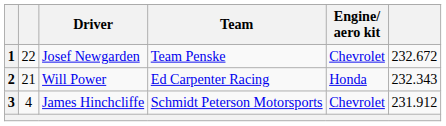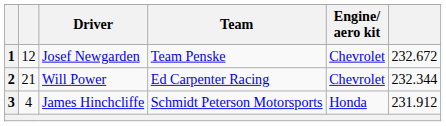(28, 56) 22 -> (28, 56) 12
(348, 79) Honda -> (357, 79) Chevrolet
(414, 79) 232.343 -> (414, 79) 232.344
(357, 103) Chevrolet -> (348, 103) Honda
